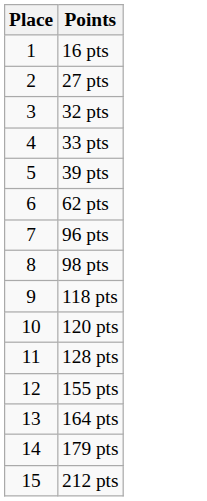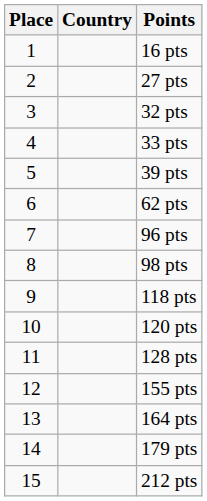+ column: (97, 19)
